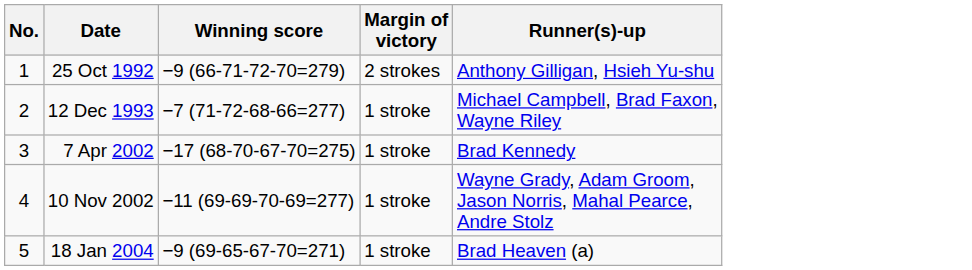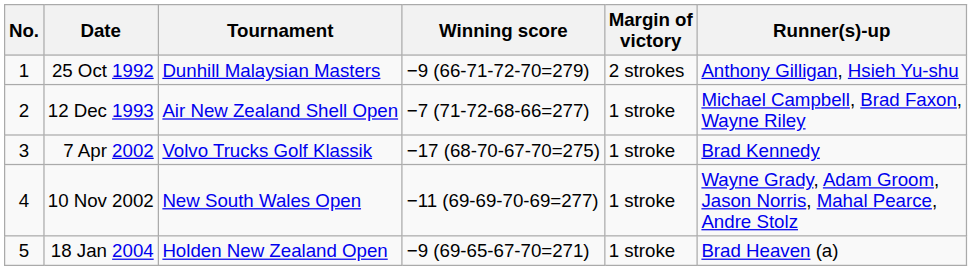+ column: (280, 30)
